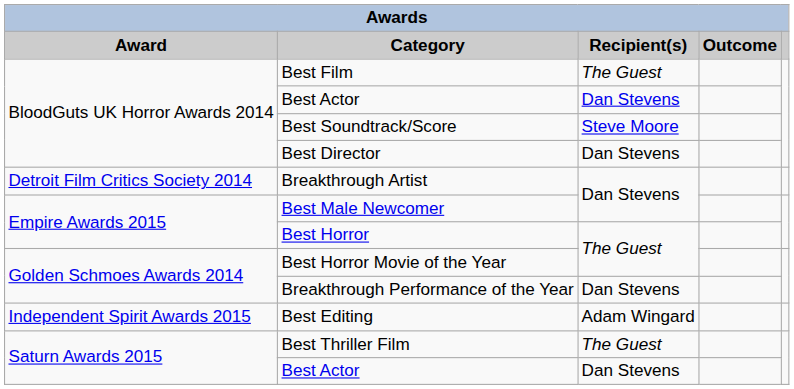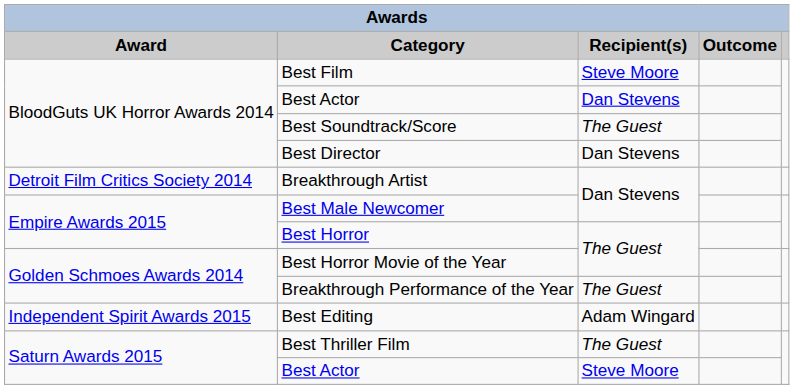(622, 72) The Guest -> (630, 72) Steve Moore
(630, 126) Steve Moore -> (622, 126) The Guest
(631, 289) Dan Stevens -> (622, 289) The Guest
(631, 371) Dan Stevens -> (630, 371) Steve Moore
